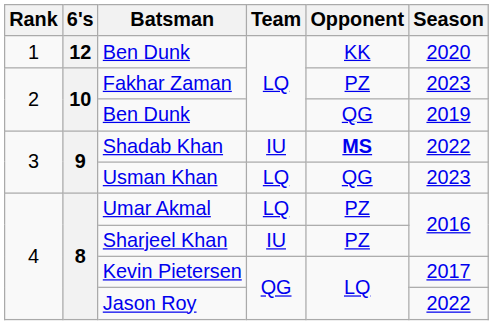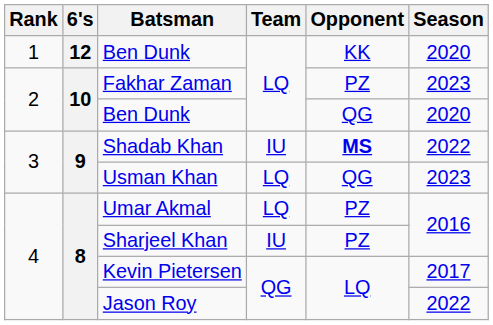(449, 114) 2019 -> (449, 114) 2020
